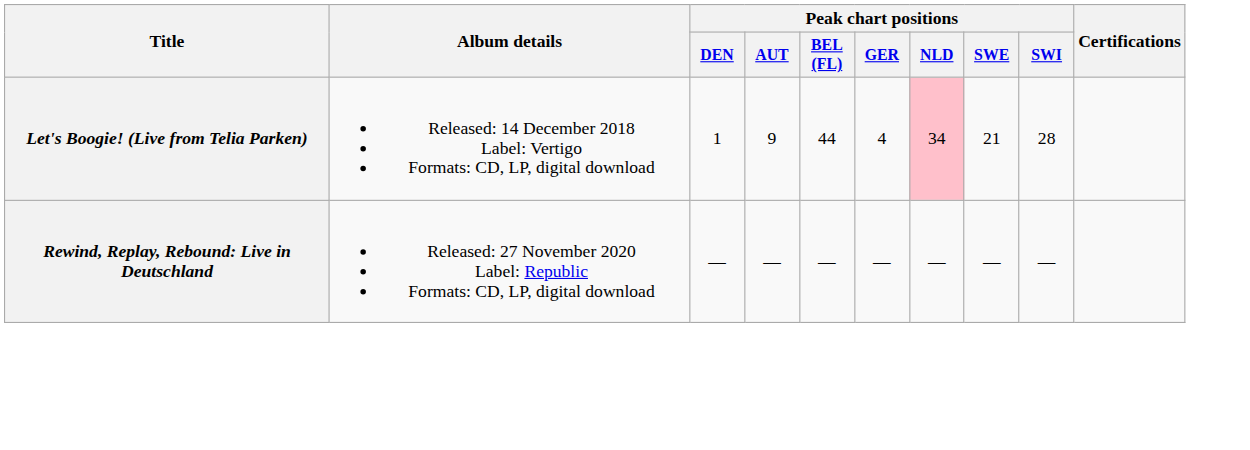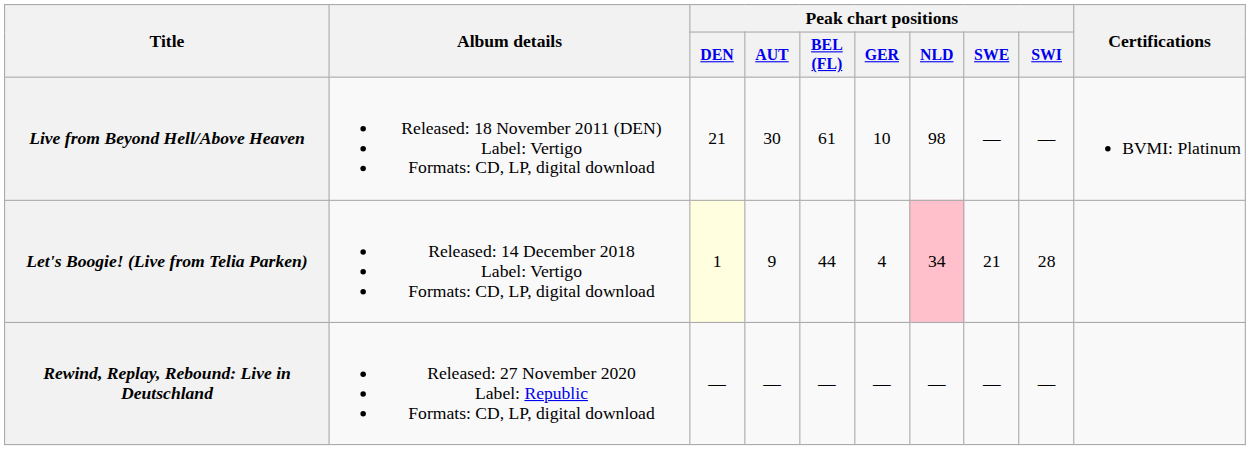+ row: (167, 138)
(717, 138) no background -> (717, 261) lightyellow background
